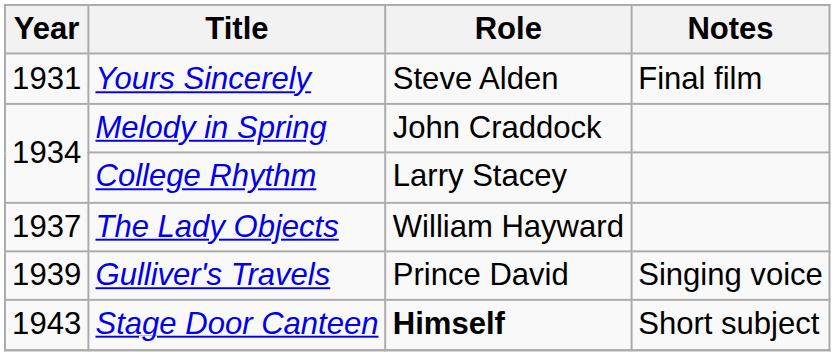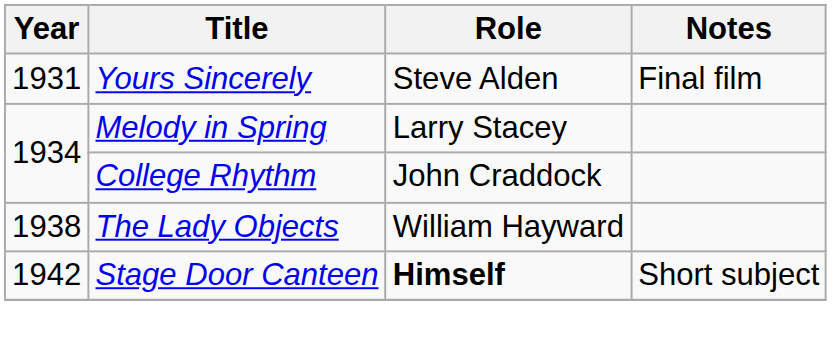(497, 127) John Craddock -> (480, 127) Larry Stacey
(480, 176) Larry Stacey -> (497, 176) John Craddock
(47, 226) 1937 -> (47, 226) 1938
- row: (213, 275)
(47, 324) 1943 -> (47, 275) 1942
